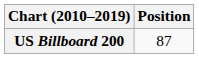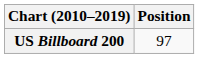(164, 41) 87 -> (164, 41) 97
